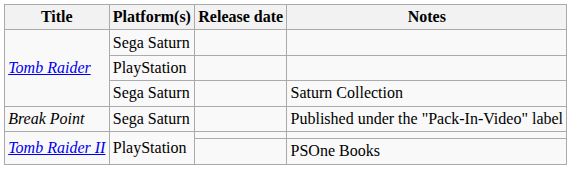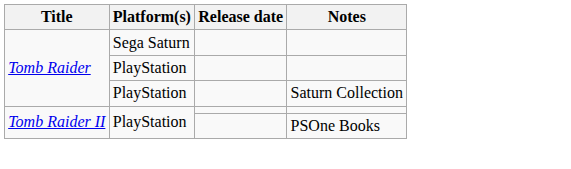(151, 93) Sega Saturn -> (150, 93) PlayStation
- row: (46, 118)
